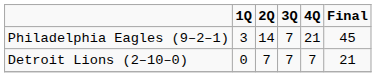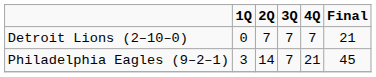rows swapped: (98, 60) <-> (118, 38)
